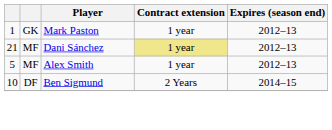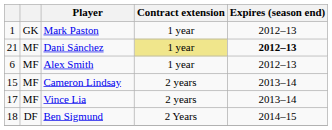(277, 47) normal -> (277, 47) bold
(12, 64) 5 -> (12, 64) 6
+ row: (82, 82)
+ row: (65, 99)
(12, 82) 10 -> (12, 116) 18
